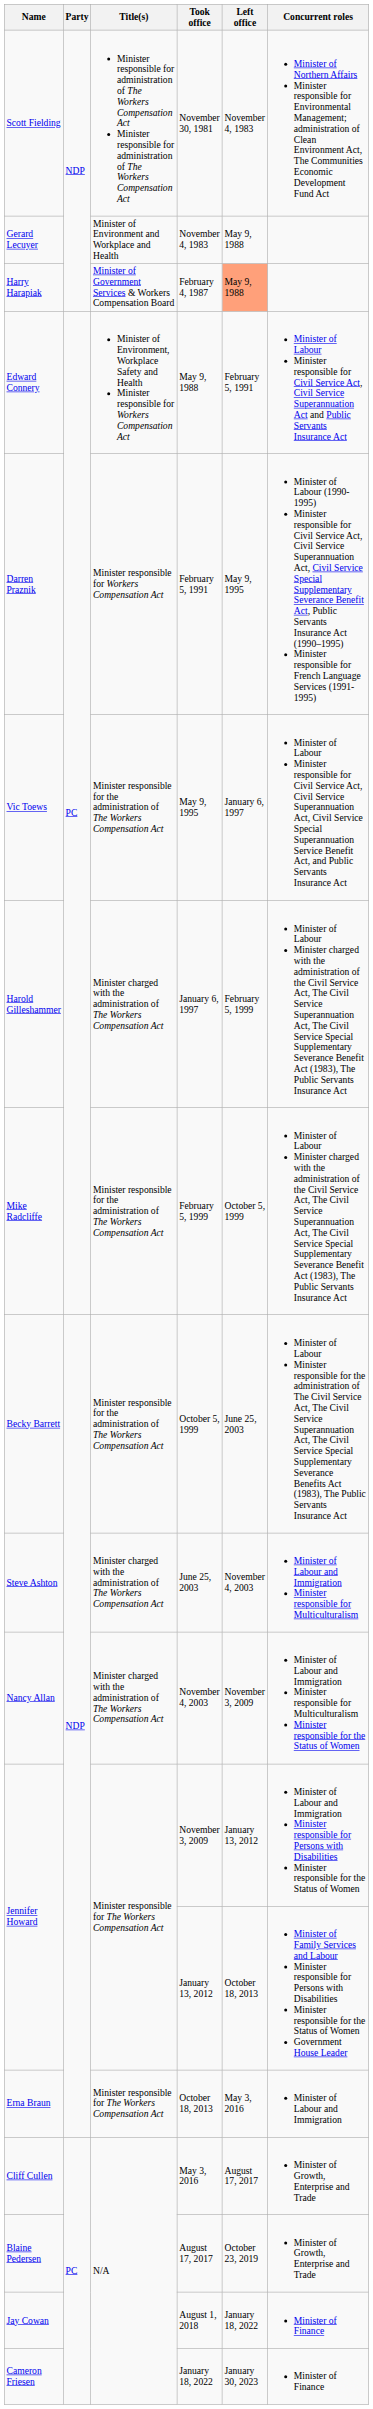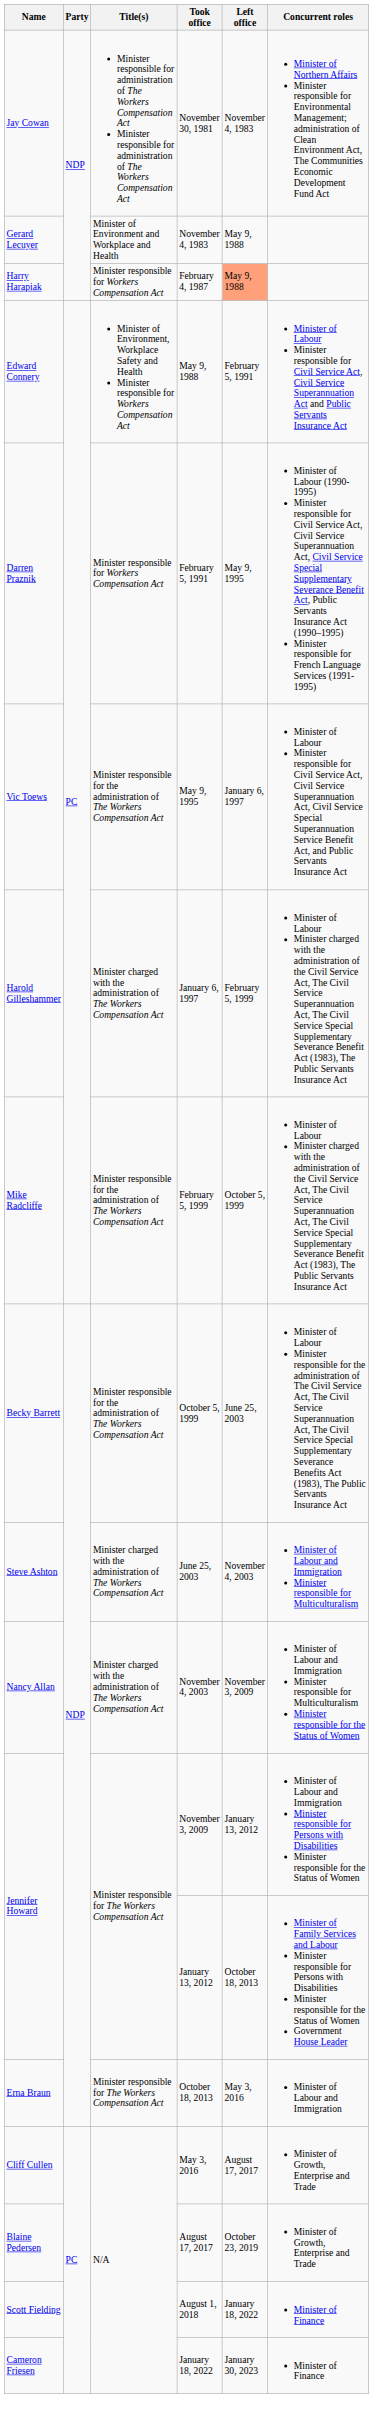(34, 123) Scott Fielding -> (28, 123) Jay Cowan
(134, 287) Minister of Government Services & Workers Compensation Board -> (132, 282) Minister responsible for Workers Compensation Act
(28, 2320) Jay Cowan -> (34, 2309) Scott Fielding
